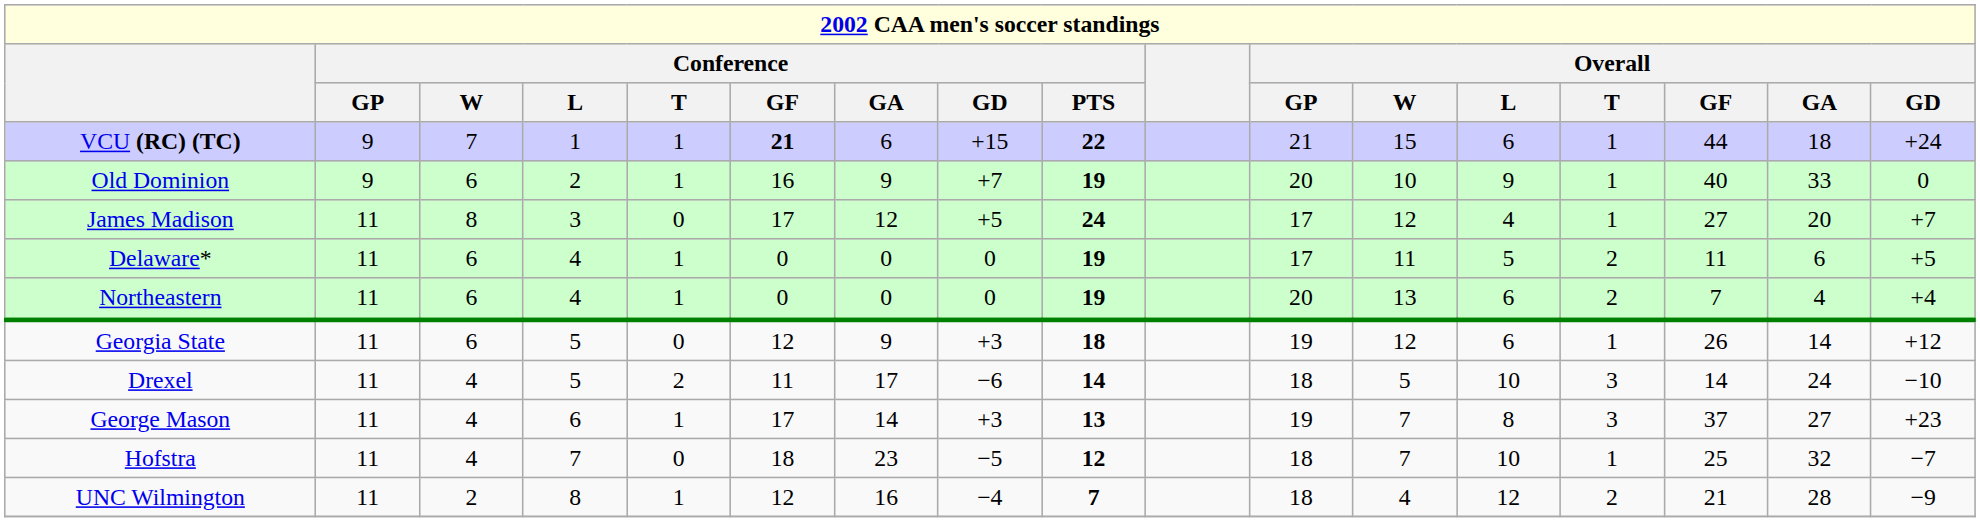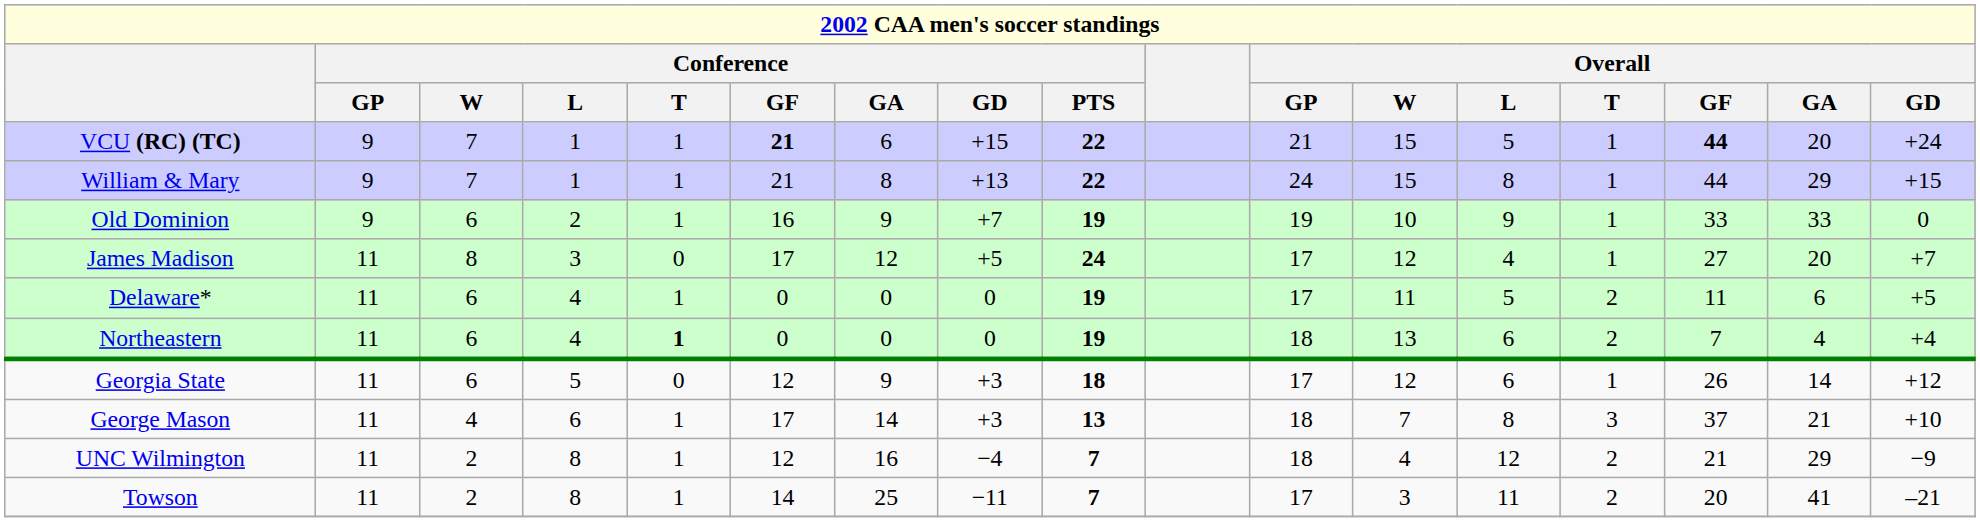(1508, 141) 6 -> (1508, 141) 5
(1716, 141) normal -> (1716, 141) bold
(1819, 141) 18 -> (1819, 141) 20
+ row: (160, 180)
(1301, 180) 20 -> (1301, 219) 19
(1716, 180) 40 -> (1716, 219) 33
(679, 297) normal -> (679, 337) bold
(1301, 297) 20 -> (1301, 337) 18
(1301, 340) 19 -> (1301, 379) 17
- row: (160, 379)
(1301, 418) 19 -> (1301, 418) 18
(1819, 418) 27 -> (1819, 418) 21
(1923, 418) +23 -> (1923, 418) +10
- row: (160, 457)
(1819, 496) 28 -> (1819, 457) 29
+ row: (160, 496)
